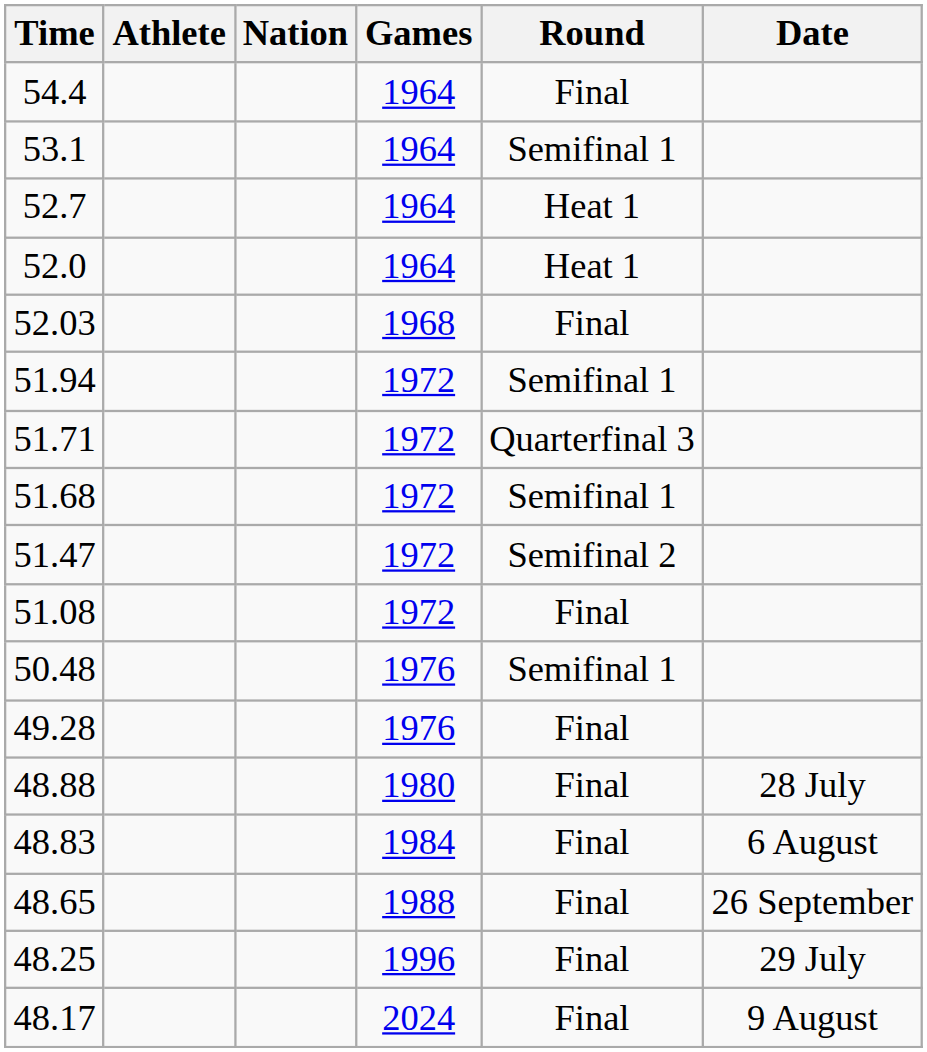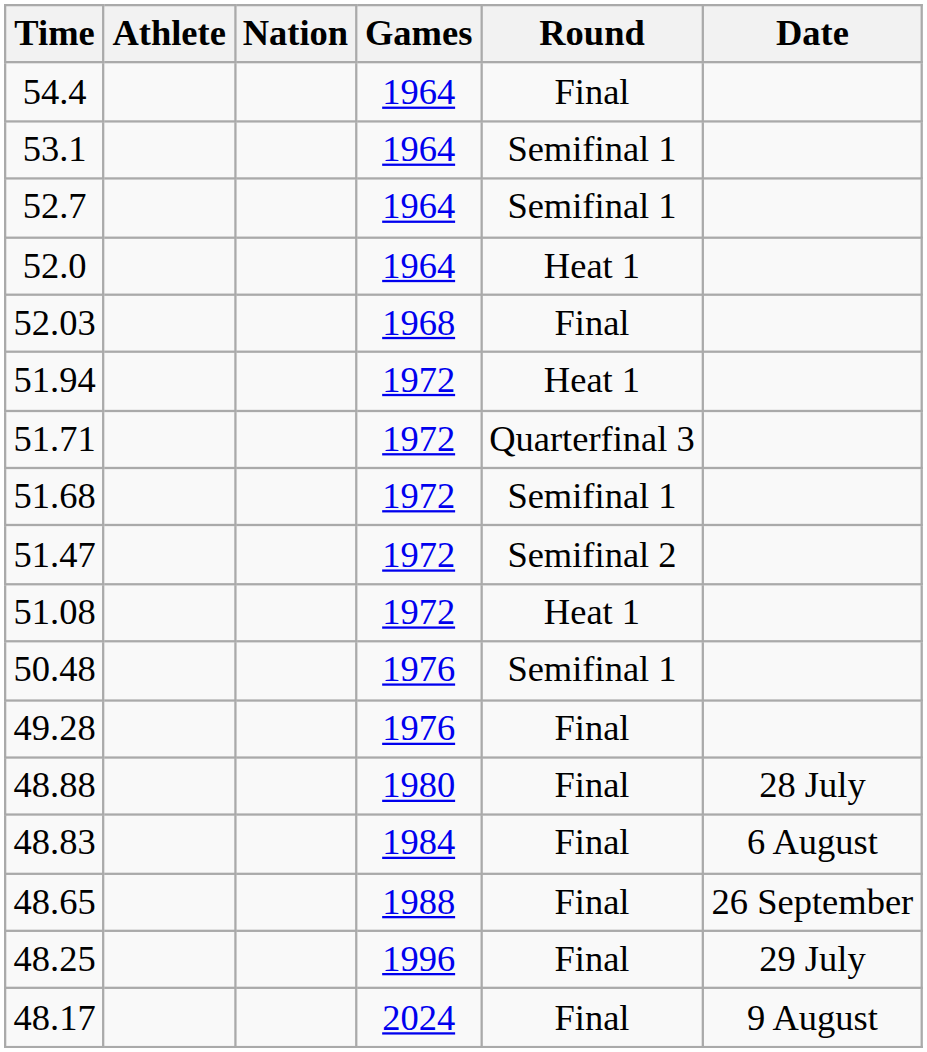(592, 206) Heat 1 -> (592, 206) Semifinal 1
(592, 380) Semifinal 1 -> (592, 380) Heat 1
(592, 611) Final -> (592, 611) Heat 1
